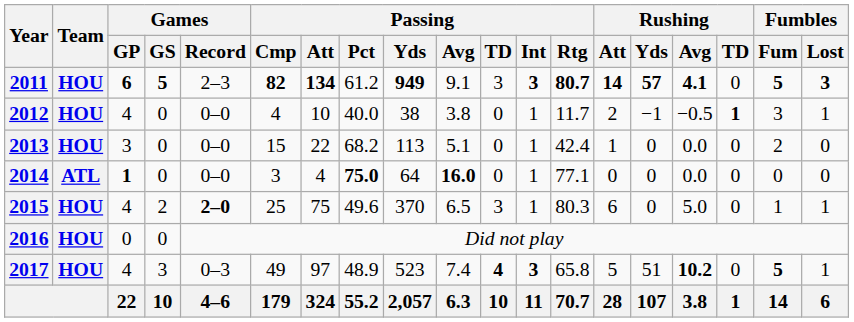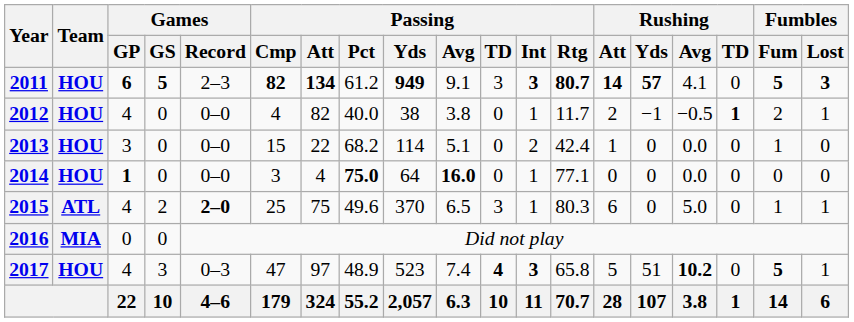(695, 82) bold -> (695, 82) normal
(320, 113) 10 -> (320, 113) 82
(778, 113) 3 -> (778, 113) 2
(410, 144) 113 -> (410, 144) 114
(534, 144) 1 -> (534, 144) 2
(778, 144) 2 -> (778, 144) 1
(81, 176) ATL -> (81, 176) HOU
(81, 207) HOU -> (81, 207) ATL
(81, 238) HOU -> (81, 238) MIA
(276, 269) 49 -> (276, 269) 47
